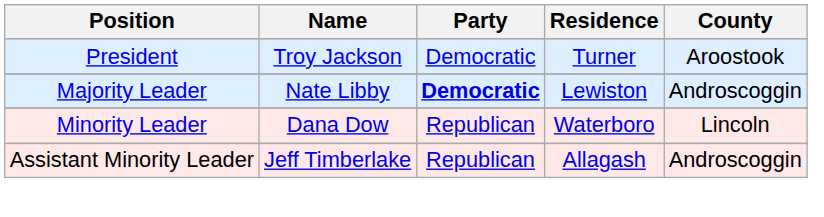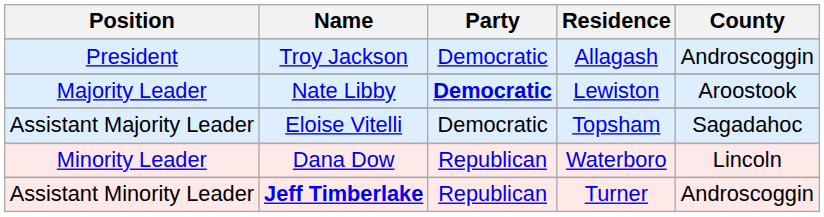(604, 56) Turner -> (616, 56) Allagash
(735, 56) Aroostook -> (747, 56) Androscoggin
(735, 90) Androscoggin -> (747, 90) Aroostook
+ row: (132, 125)
(338, 159) normal -> (344, 194) bold
(604, 159) Allagash -> (616, 194) Turner
